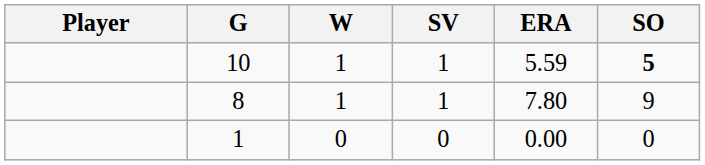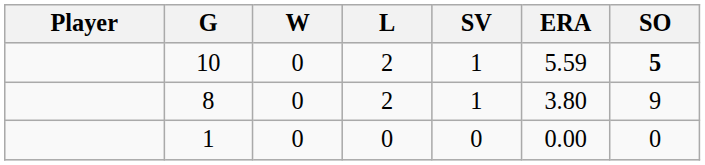+ column: (387, 23)
(341, 62) 1 -> (298, 62) 0
(341, 100) 1 -> (298, 100) 0
(546, 100) 7.80 -> (566, 100) 3.80
